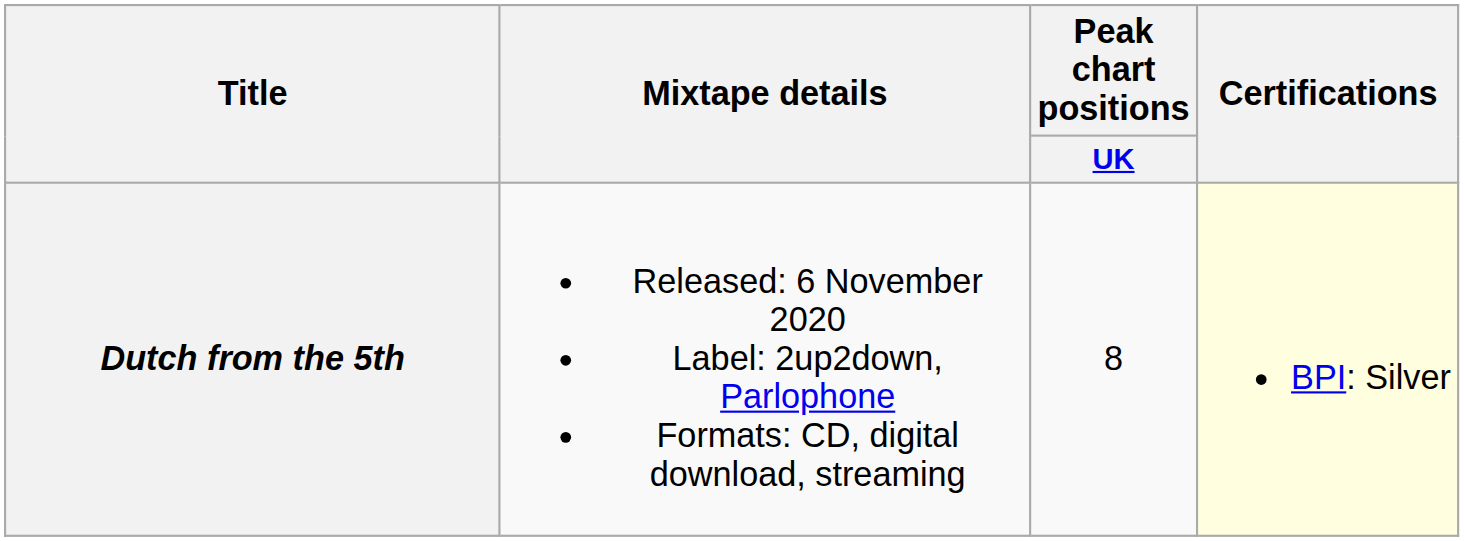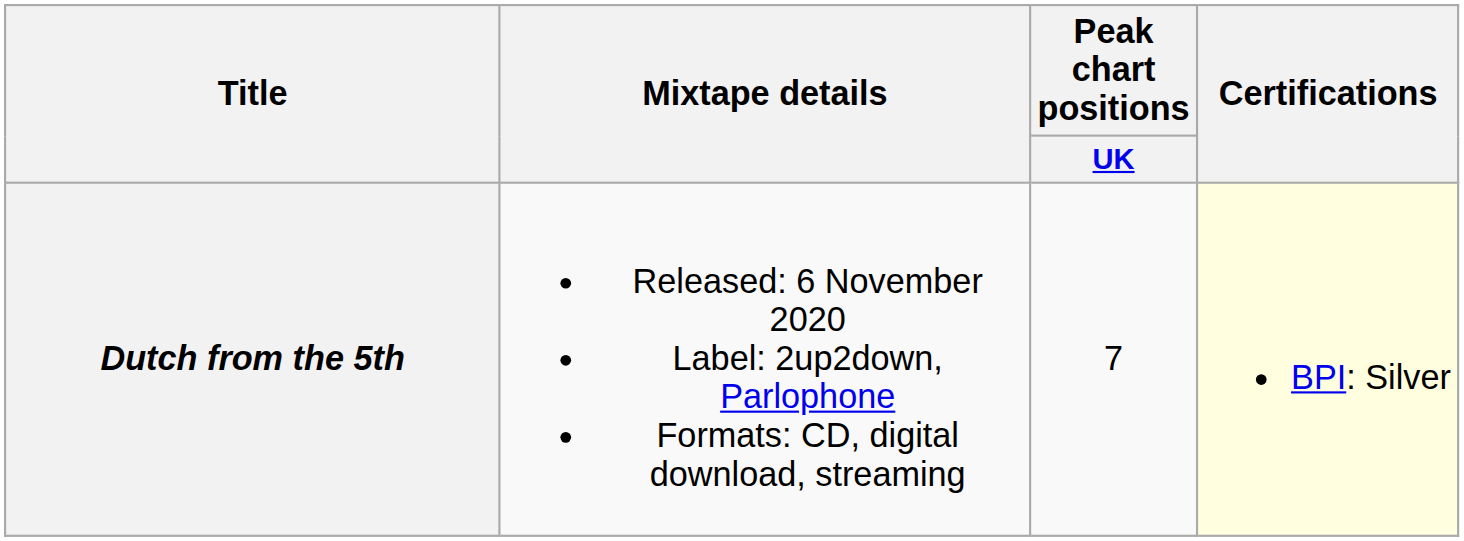(1114, 358) 8 -> (1114, 358) 7
